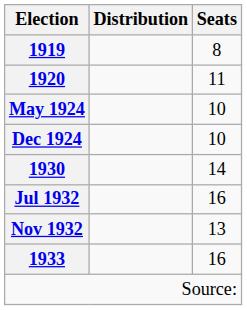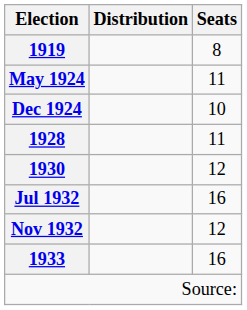- row: (47, 79)
(217, 109) 10 -> (217, 79) 11
+ row: (47, 139)
(217, 169) 14 -> (217, 169) 12
(217, 229) 13 -> (217, 229) 12
